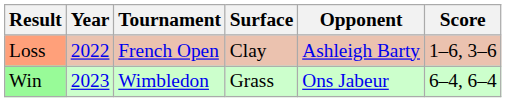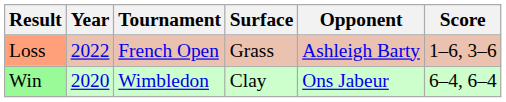(248, 50) Clay -> (252, 50) Grass
(90, 81) 2023 -> (90, 81) 2020
(252, 81) Grass -> (248, 81) Clay
